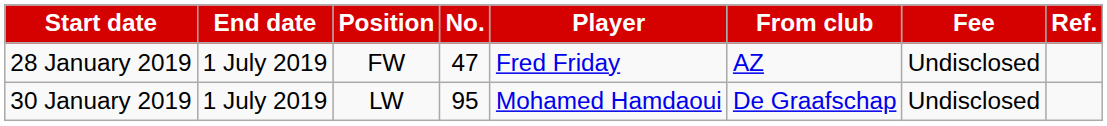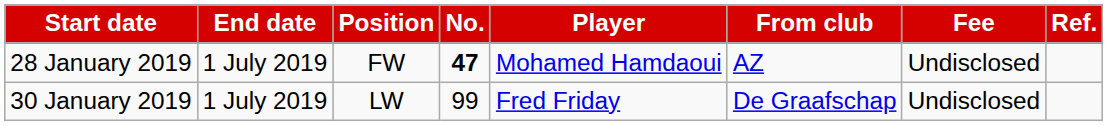(465, 62) normal -> (465, 62) bold
(558, 62) Fred Friday -> (609, 62) Mohamed Hamdaoui
(465, 100) 95 -> (465, 100) 99
(609, 100) Mohamed Hamdaoui -> (558, 100) Fred Friday
